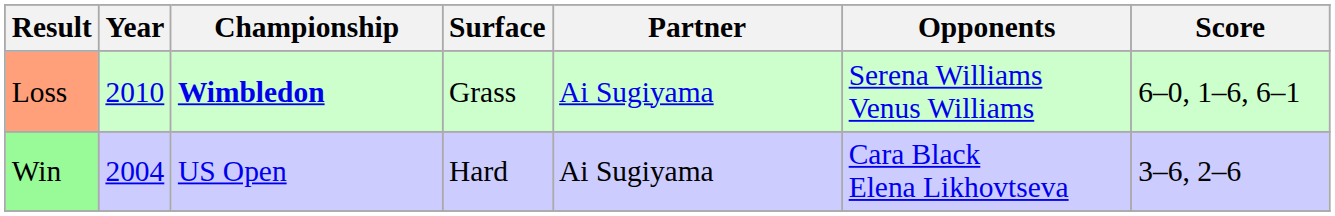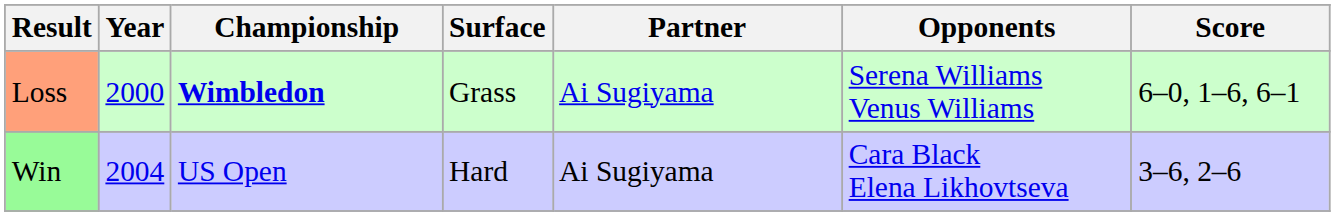(135, 91) 2010 -> (135, 91) 2000
